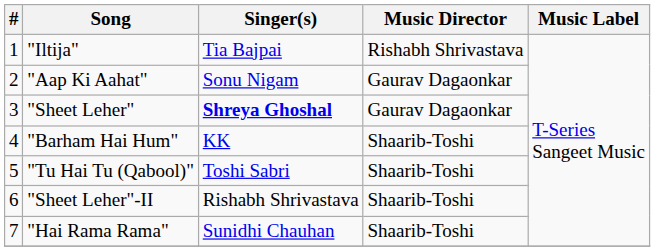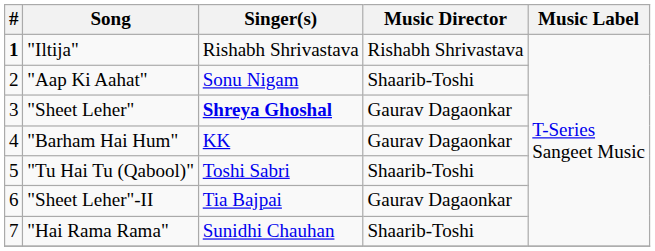(14, 49) normal -> (14, 49) bold
(242, 49) Tia Bajpai -> (281, 49) Rishabh Shrivastava
(440, 79) Gaurav Dagaonkar -> (421, 79) Shaarib-Toshi
(421, 140) Shaarib-Toshi -> (440, 140) Gaurav Dagaonkar
(281, 200) Rishabh Shrivastava -> (242, 200) Tia Bajpai
(421, 200) Shaarib-Toshi -> (440, 200) Gaurav Dagaonkar
